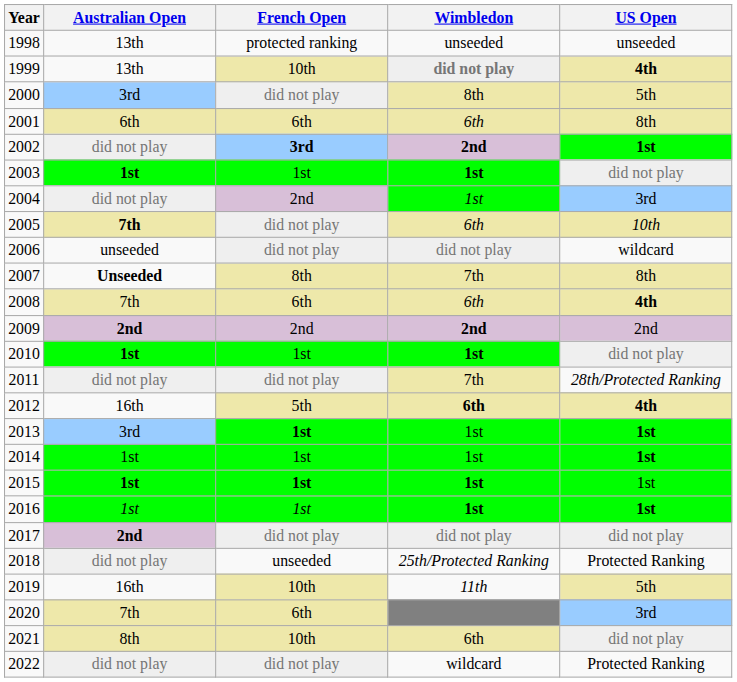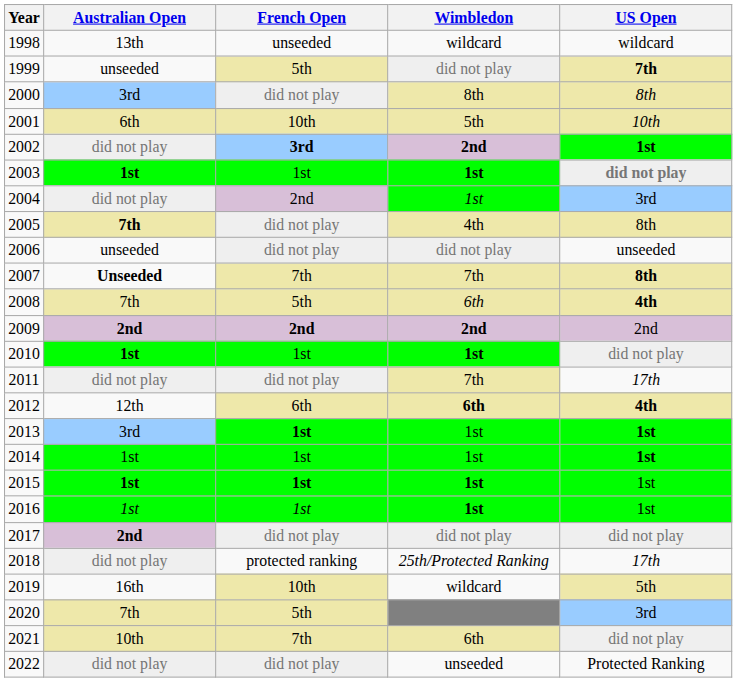(302, 43) protected ranking -> (302, 43) unseeded
(474, 43) unseeded -> (474, 43) wildcard
(646, 43) unseeded -> (646, 43) wildcard
(130, 69) 13th -> (130, 69) unseeded
(302, 69) 10th -> (302, 69) 5th
(474, 69) bold -> (474, 69) normal
(646, 69) 4th -> (646, 69) 7th
(646, 95) 5th -> (646, 95) 8th
(302, 121) 6th -> (302, 121) 10th
(474, 121) 6th -> (474, 121) 5th
(646, 121) 8th -> (646, 121) 10th
(646, 173) normal -> (646, 173) bold
(474, 224) 6th -> (474, 224) 4th
(646, 224) 10th -> (646, 224) 8th
(646, 250) wildcard -> (646, 250) unseeded
(302, 276) 8th -> (302, 276) 7th
(646, 276) normal -> (646, 276) bold
(302, 302) 6th -> (302, 302) 5th
(302, 328) normal -> (302, 328) bold
(646, 380) 28th/Protected Ranking -> (646, 380) 17th
(130, 405) 16th -> (130, 405) 12th
(302, 405) 5th -> (302, 405) 6th
(646, 509) bold -> (646, 509) normal
(302, 561) unseeded -> (302, 561) protected ranking
(646, 561) Protected Ranking -> (646, 561) 17th
(474, 587) 11th -> (474, 587) wildcard
(302, 613) 6th -> (302, 613) 5th
(130, 638) 8th -> (130, 638) 10th
(302, 638) 10th -> (302, 638) 7th
(474, 664) wildcard -> (474, 664) unseeded
